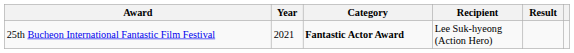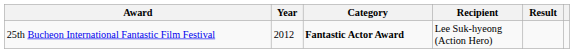(284, 34) 2021 -> (284, 34) 2012
